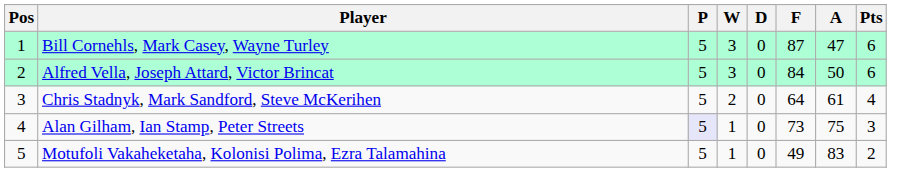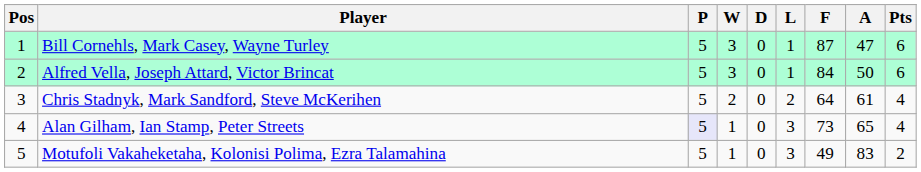+ column: (791, 18)
(836, 126) 75 -> (865, 126) 65
(871, 126) 3 -> (900, 126) 4
